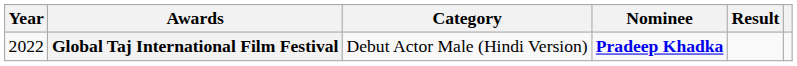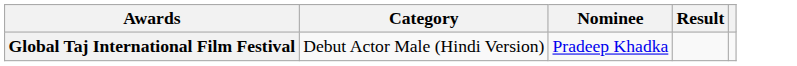- column: (26, 18)
(660, 46) bold -> (610, 46) normal
